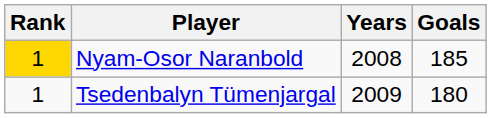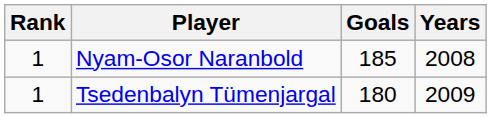columns swapped: (449, 22) <-> (377, 22)
(38, 58) gold background -> (38, 58) no background
